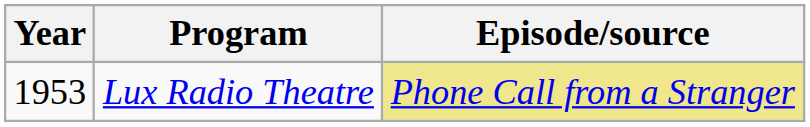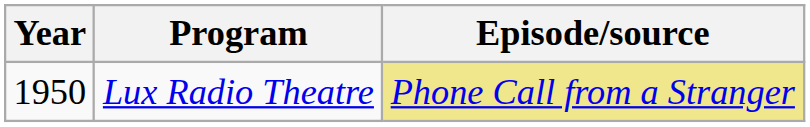(50, 90) 1953 -> (50, 90) 1950
